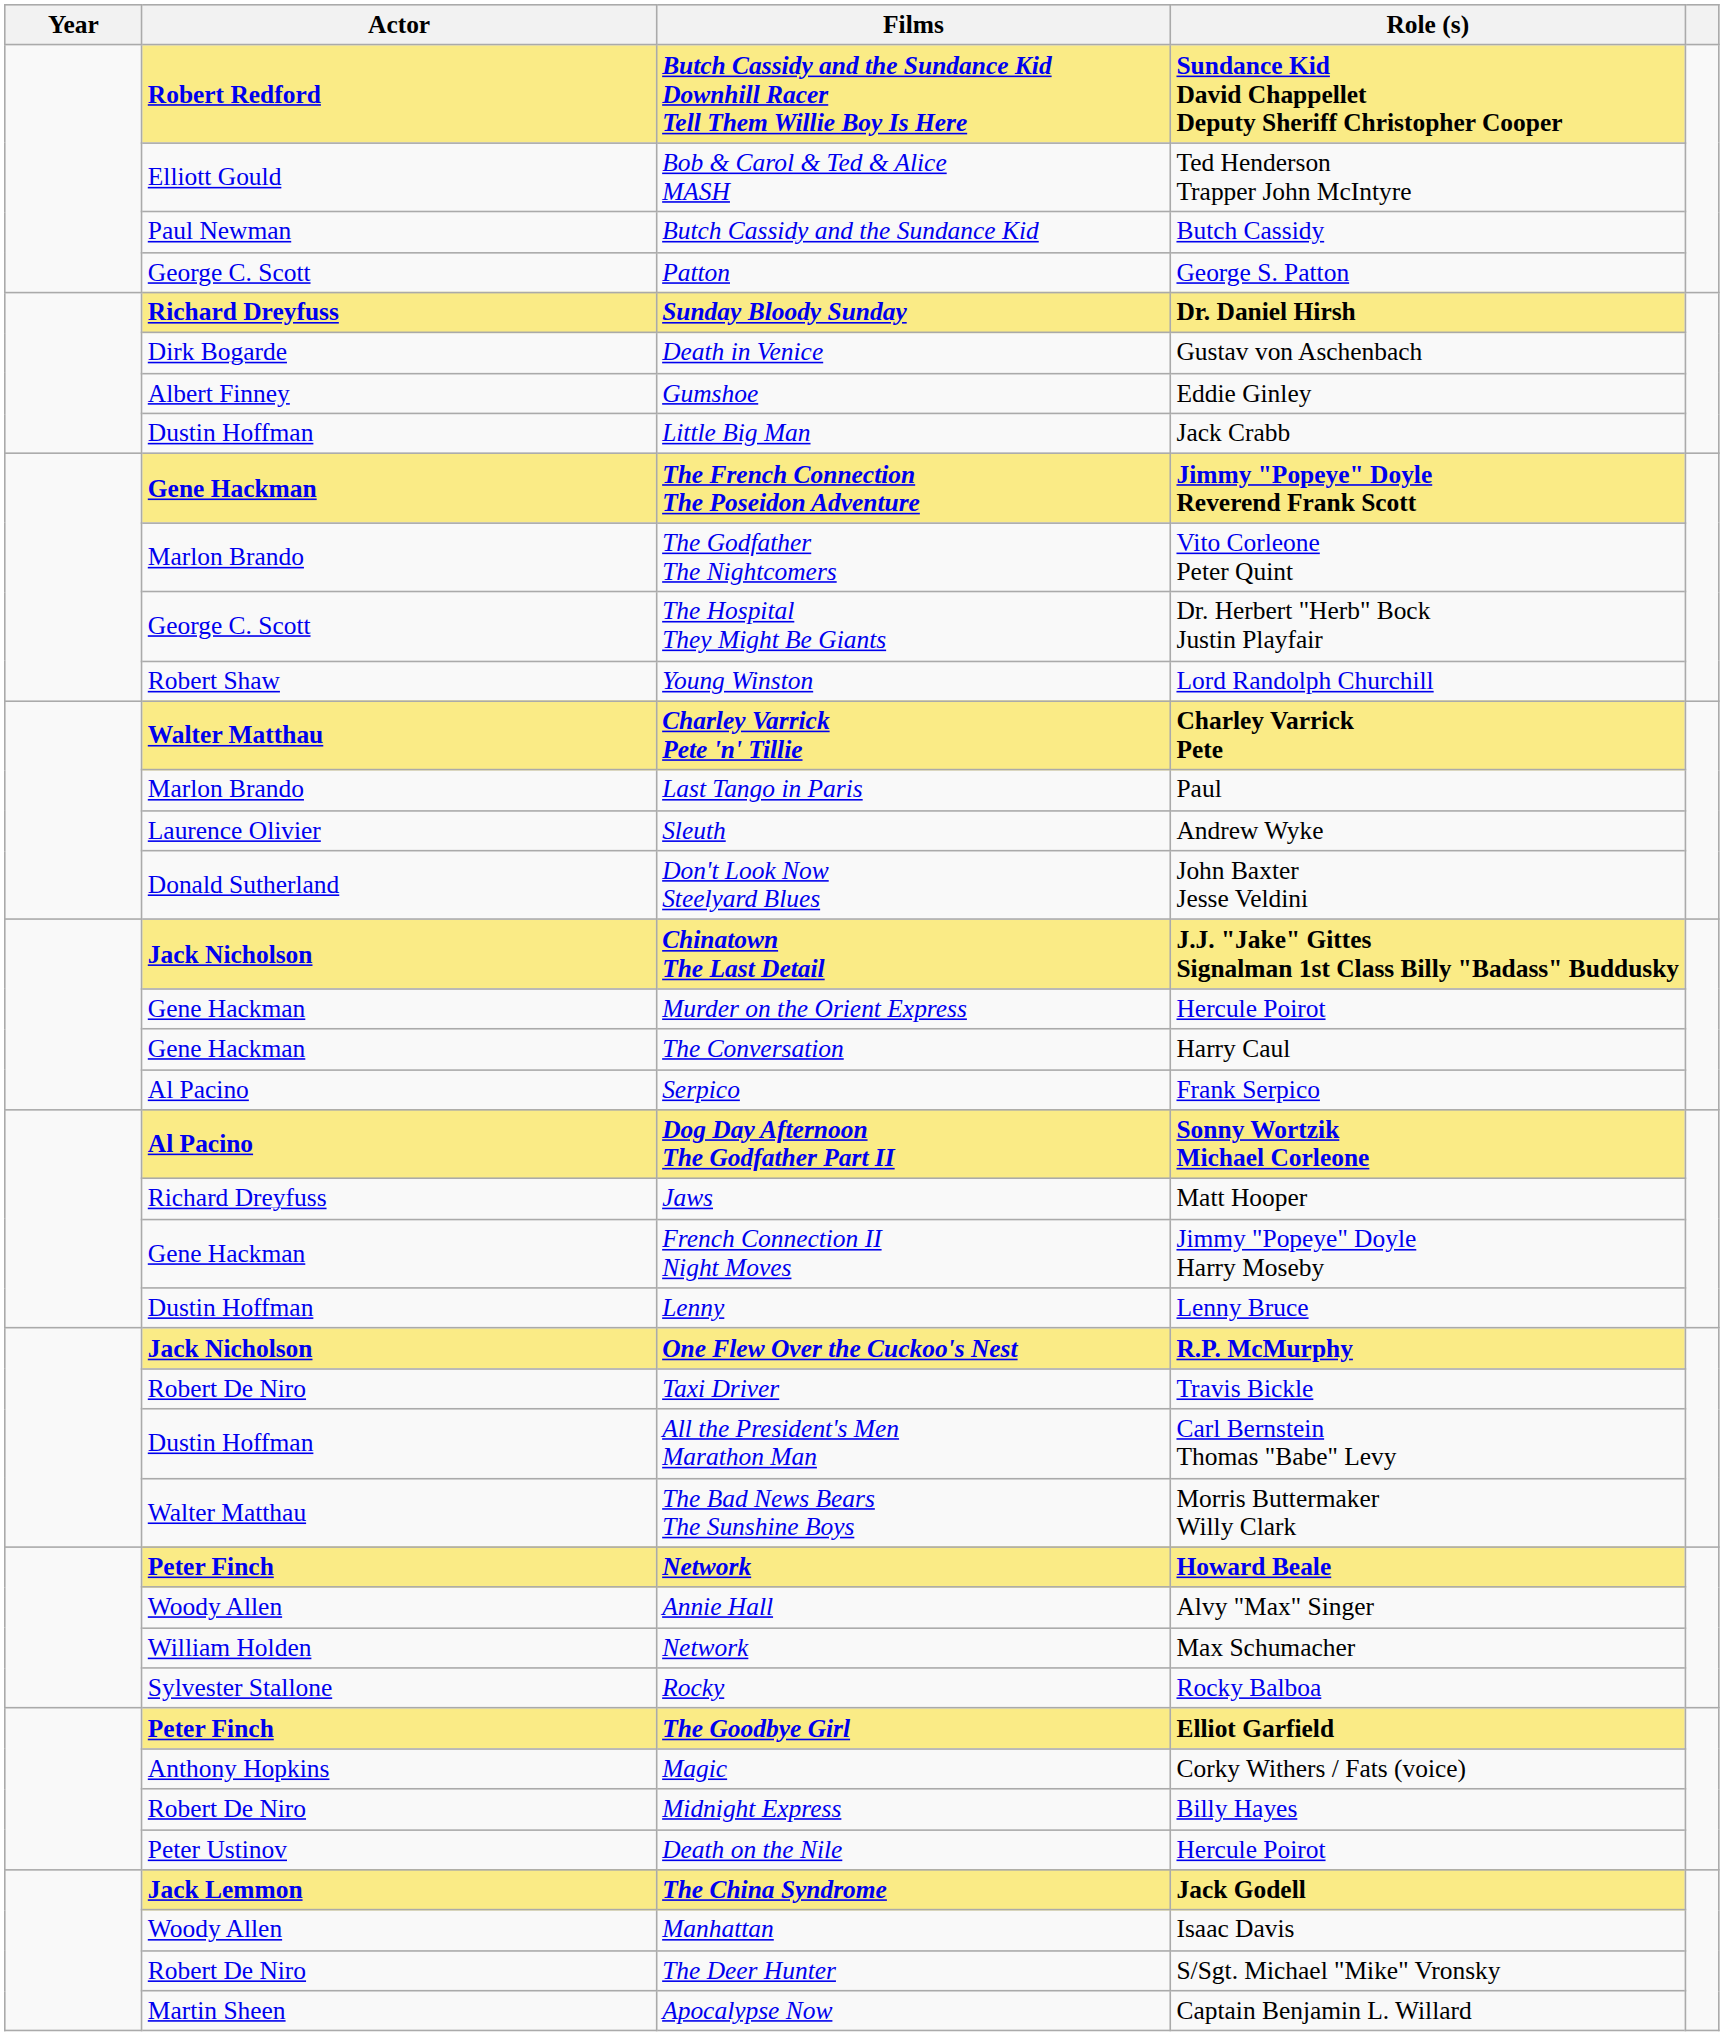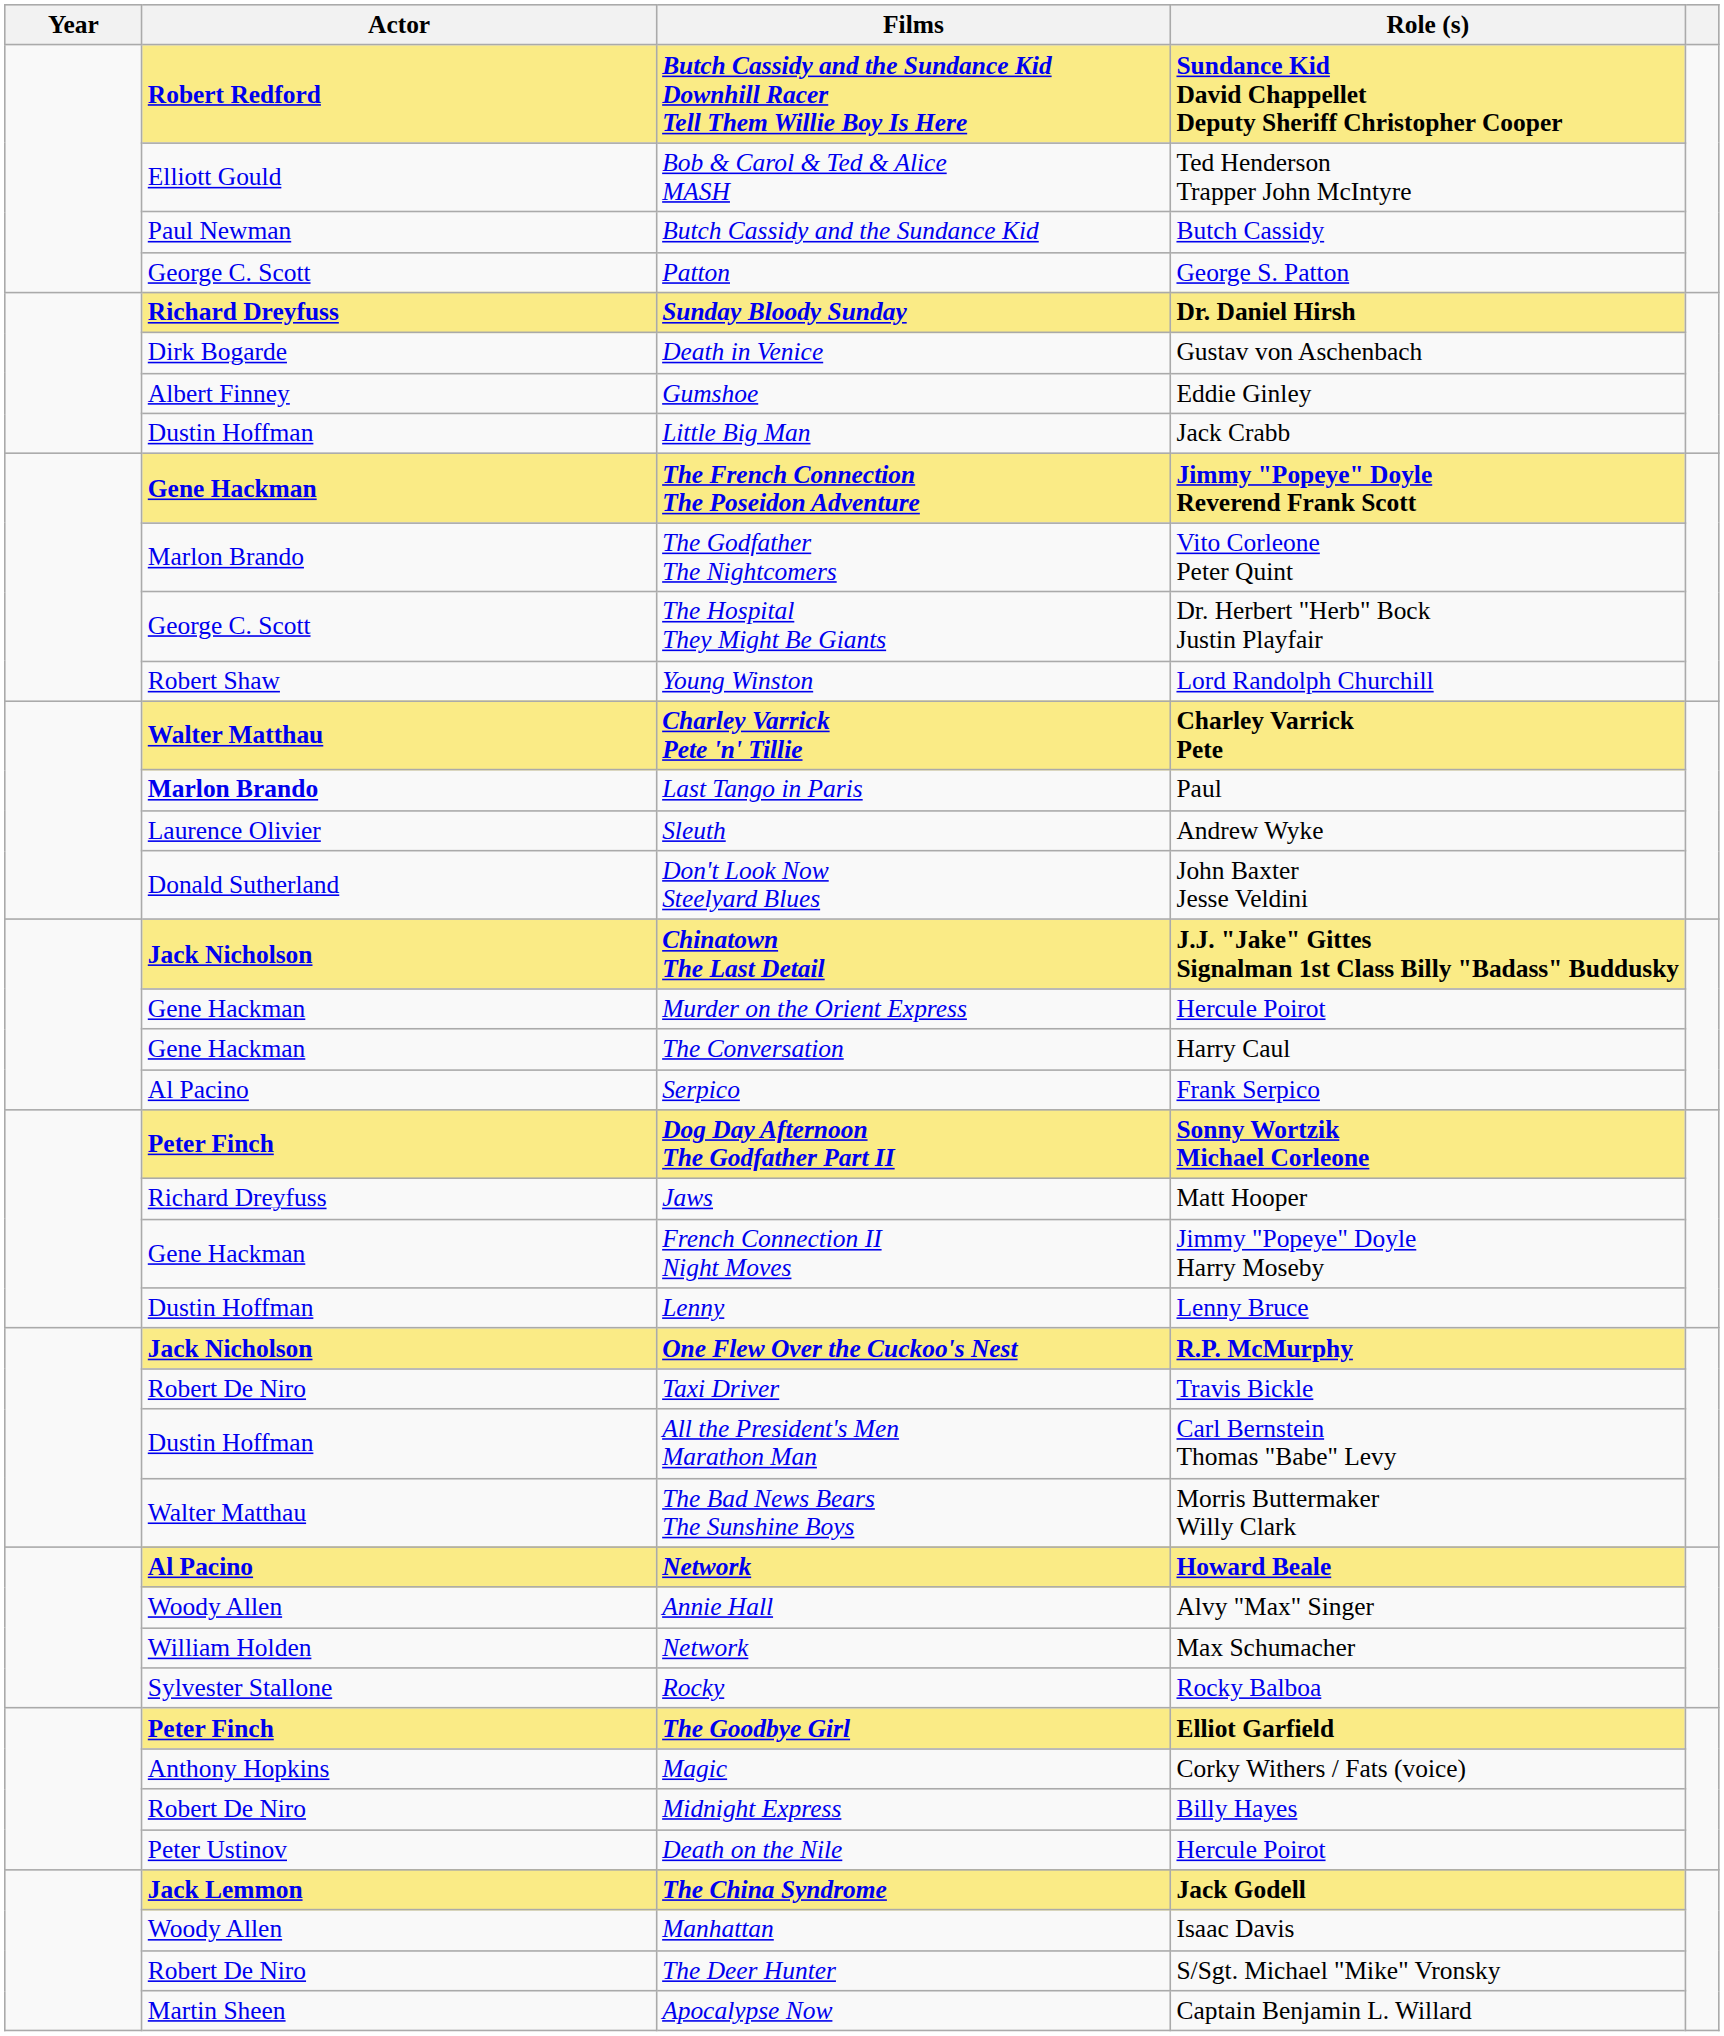(226, 789) normal -> (233, 789) bold
(200, 1143) Al Pacino -> (211, 1143) Peter Finch
(211, 1566) Peter Finch -> (200, 1566) Al Pacino
